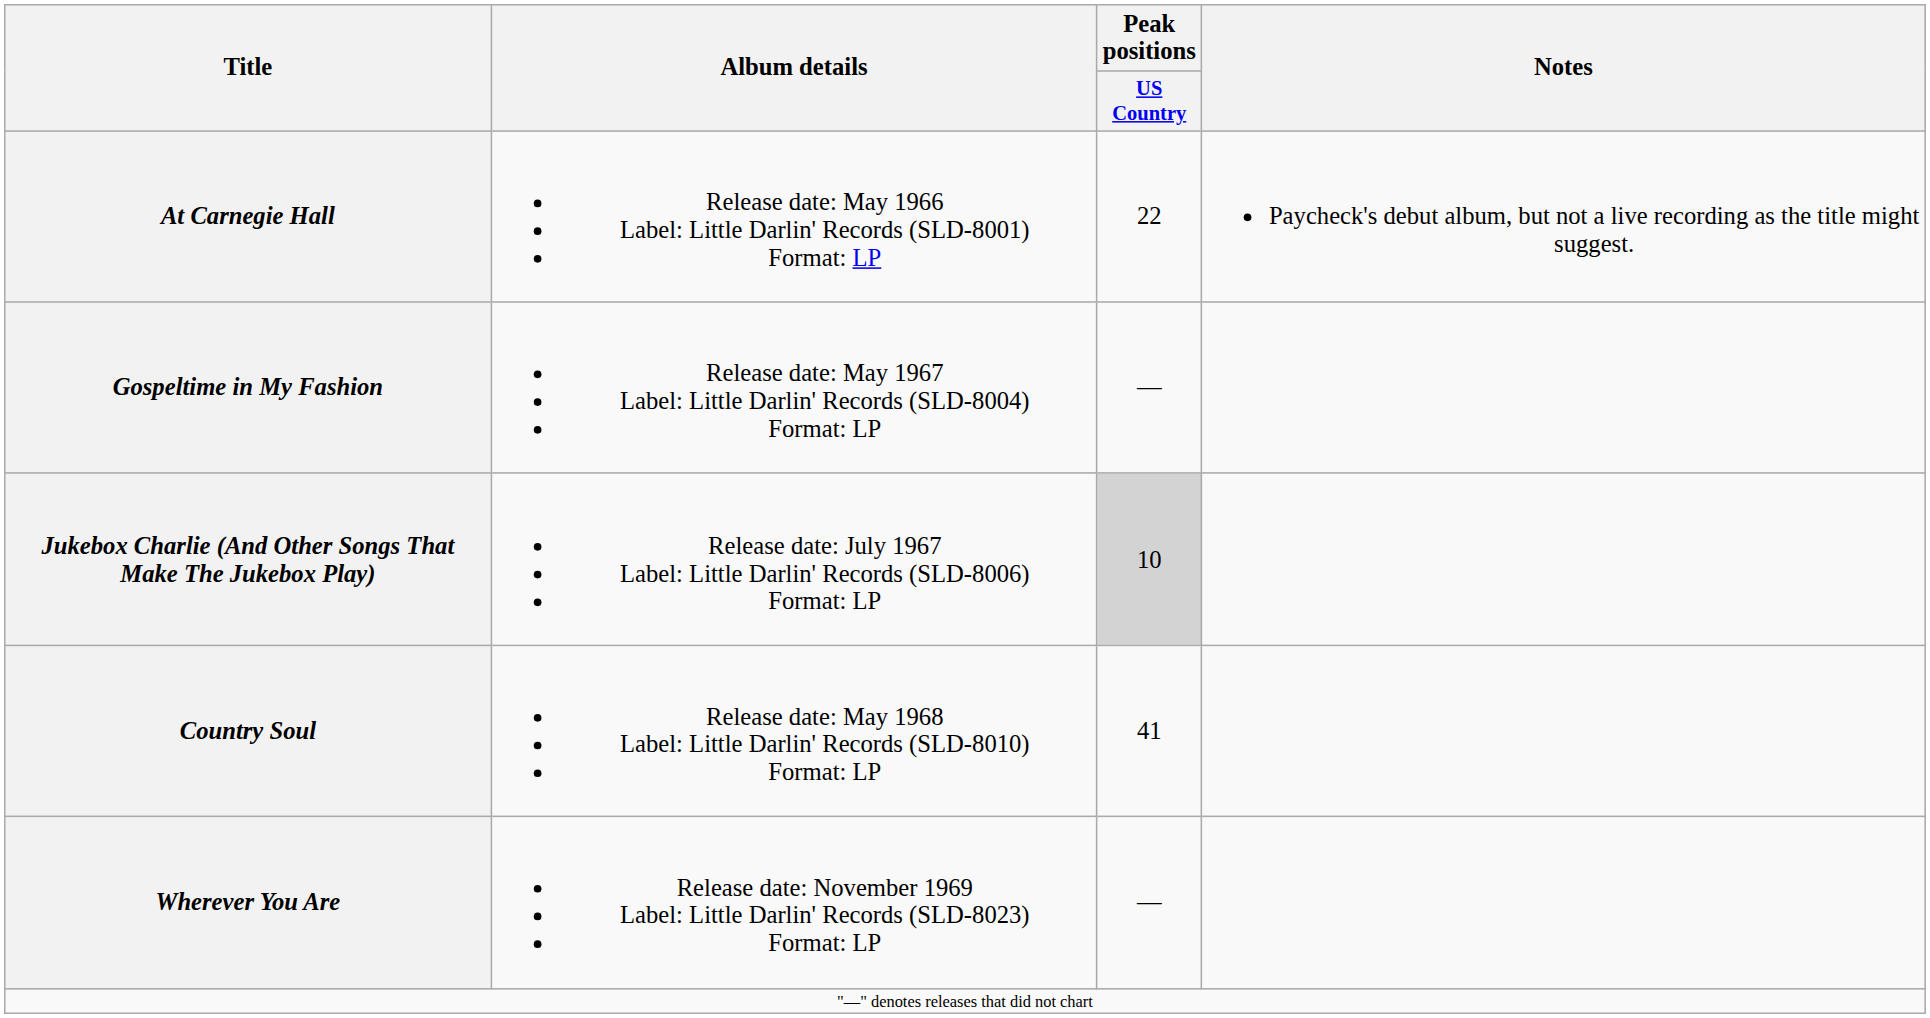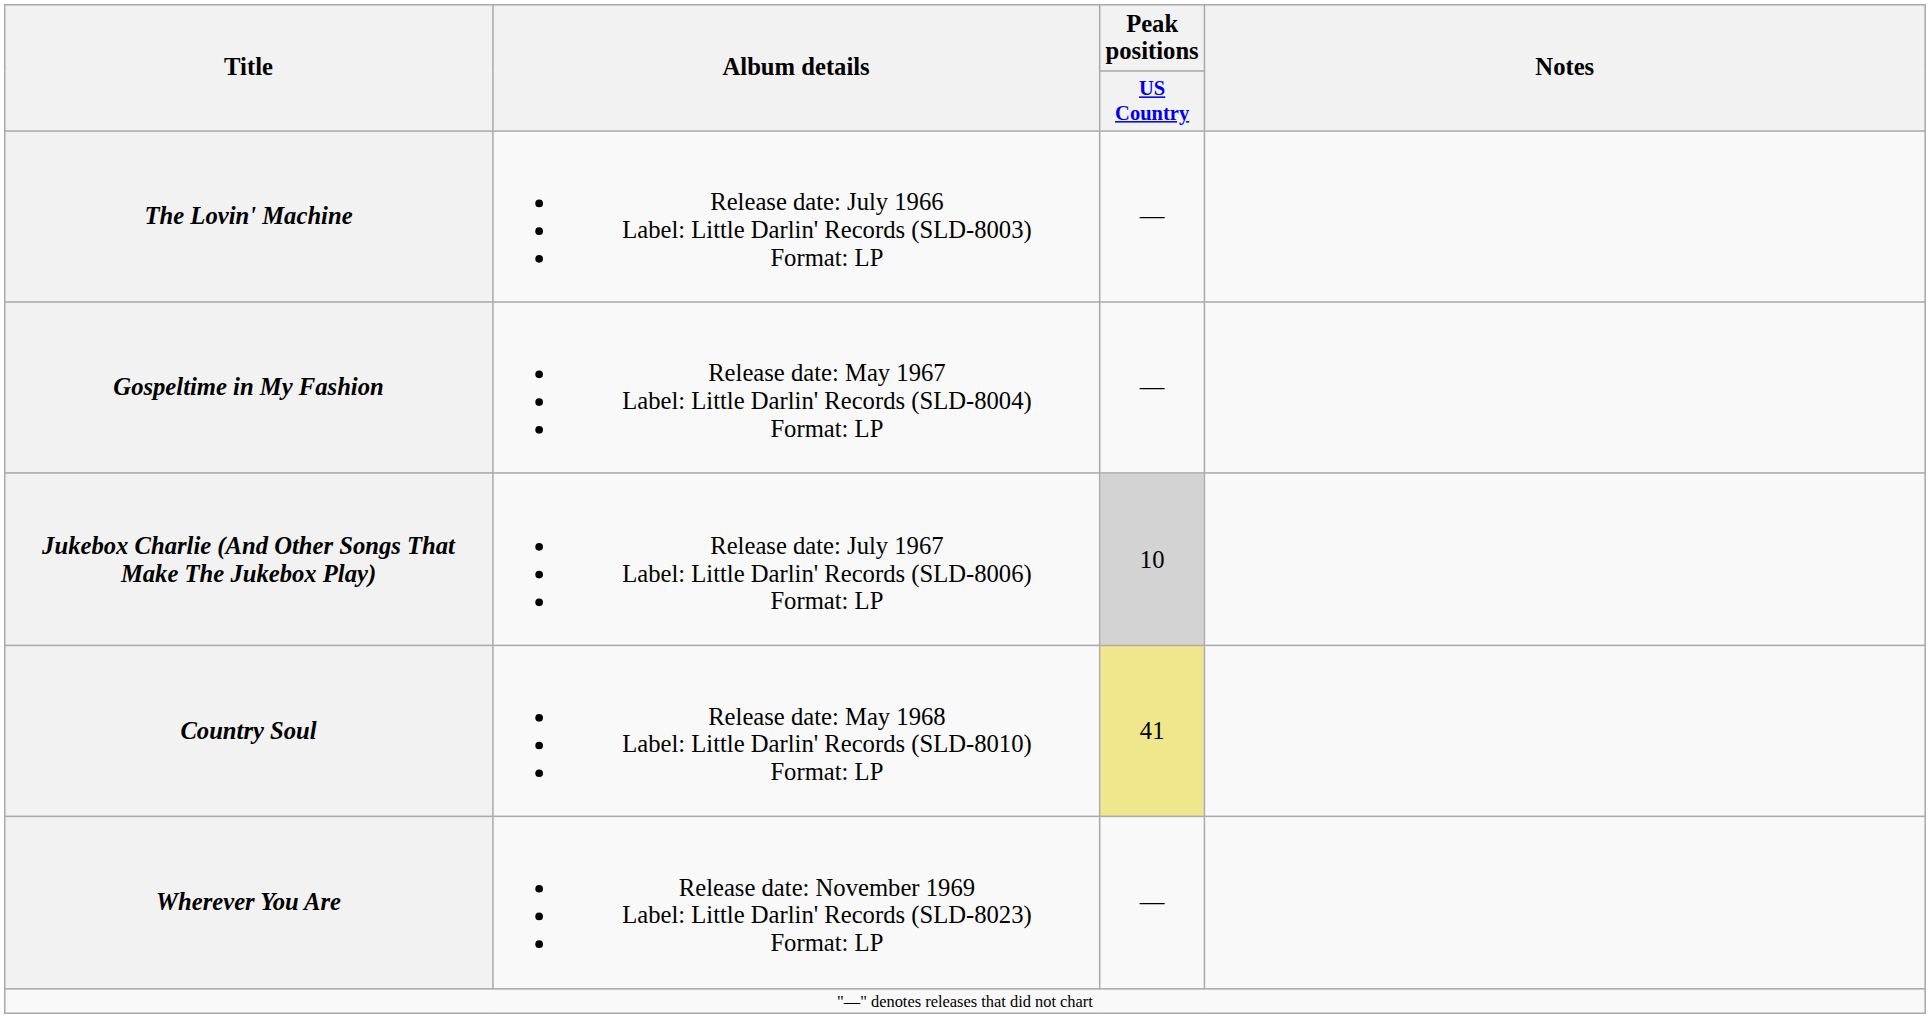- row: (248, 216)
+ row: (249, 216)
(1149, 730) no background -> (1152, 730) khaki background
